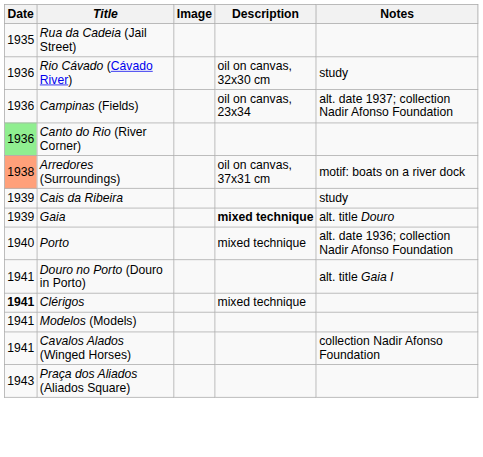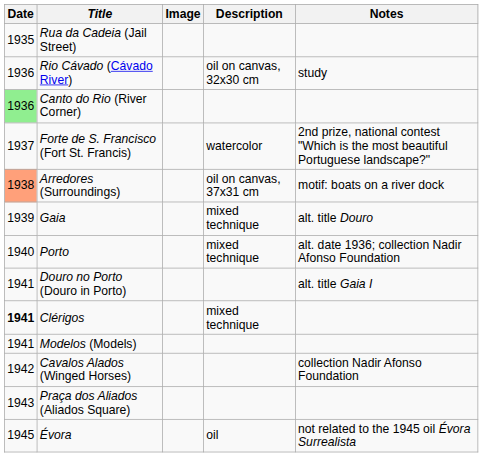- row: (89, 106)
+ row: (98, 146)
- row: (81, 198)
(265, 217) bold -> (233, 218) normal
(21, 348) 1941 -> (21, 369) 1942
+ row: (56, 435)
